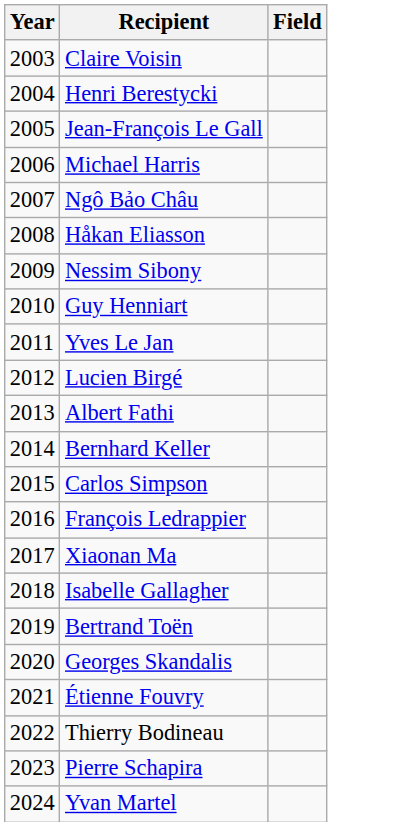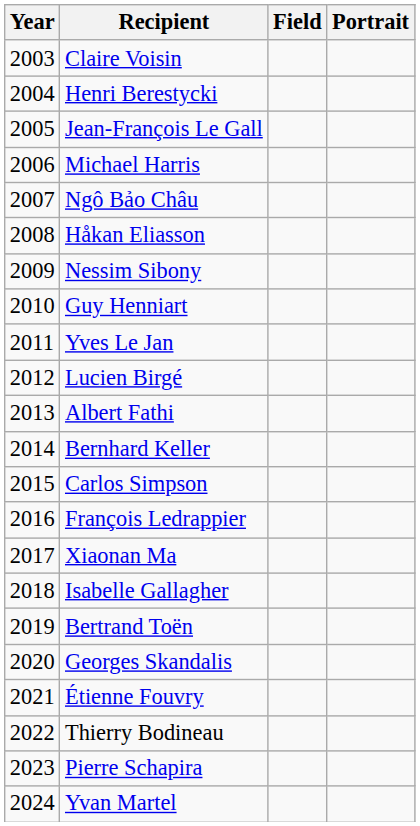+ column: (371, 22)
